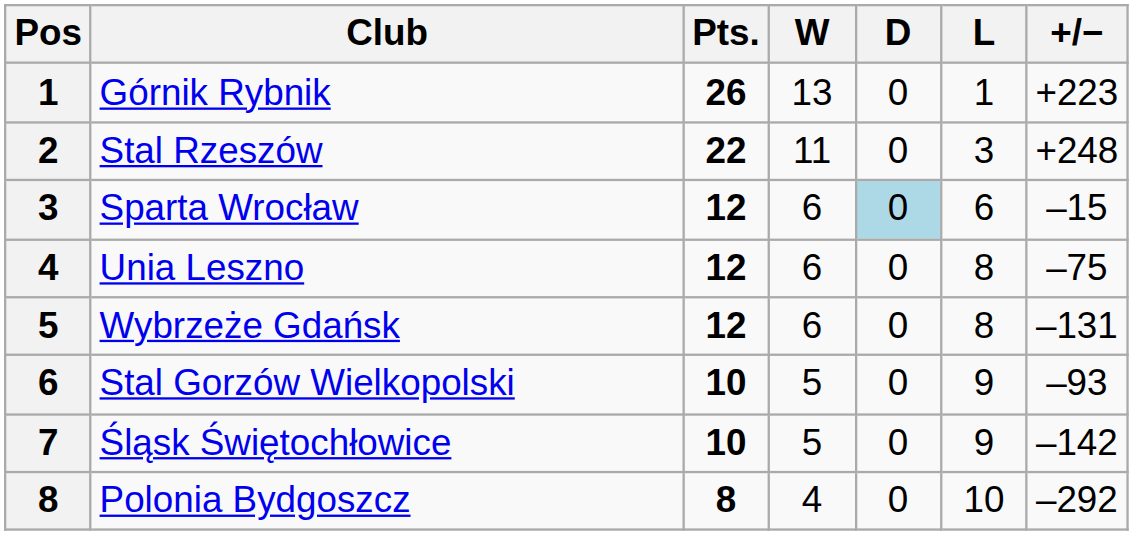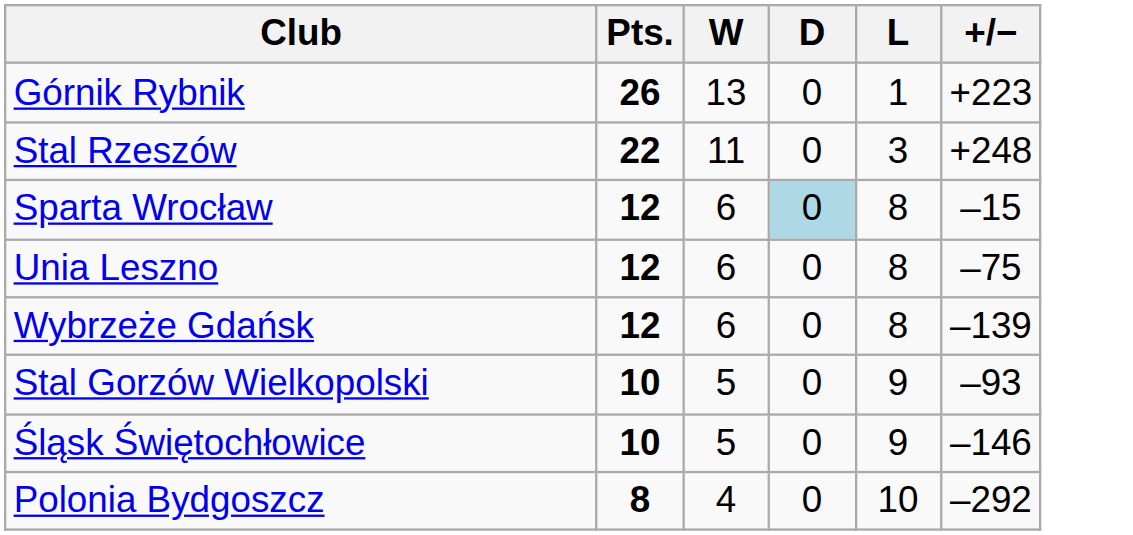- column: (48, 33)
(984, 208) 6 -> (898, 208) 8
(1077, 325) –131 -> (991, 325) –139
(1077, 442) –142 -> (991, 442) –146
